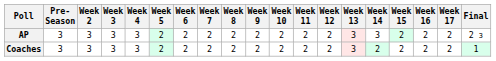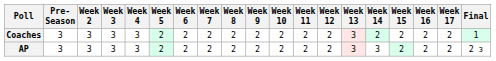rows swapped: (24, 35) <-> (24, 49)
